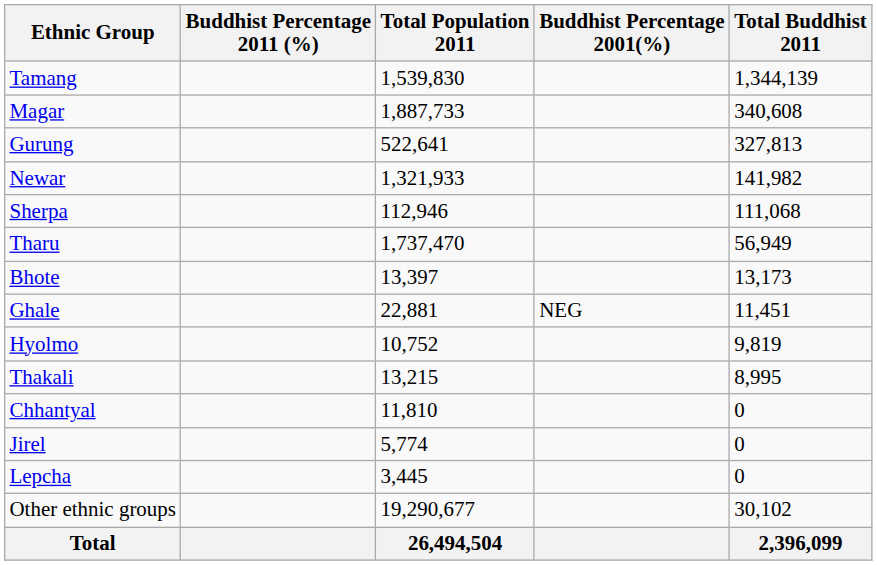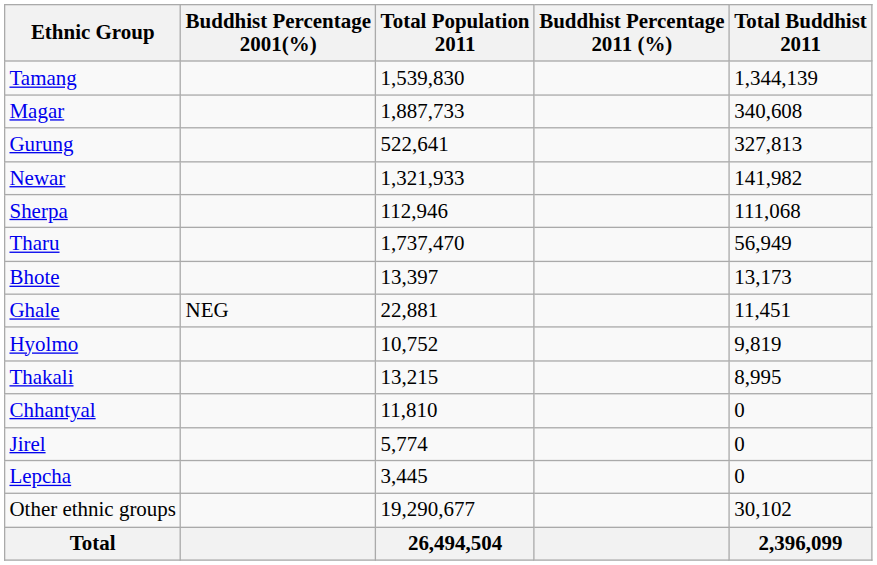columns swapped: (632, 32) <-> (278, 32)
